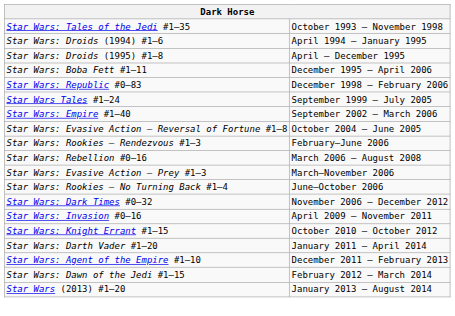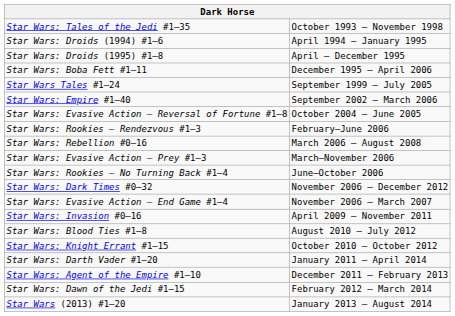- row: (74, 85)
+ row: (117, 202)
+ row: (77, 231)
